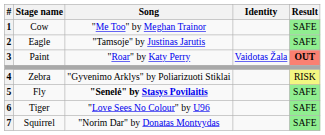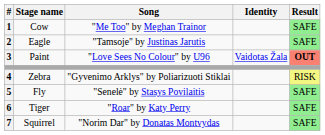(149, 57) "Roar" by Katy Perry -> (149, 57) "Love Sees No Colour" by U96
(149, 92) bold -> (149, 92) normal
(149, 107) "Love Sees No Colour" by U96 -> (149, 107) "Roar" by Katy Perry
